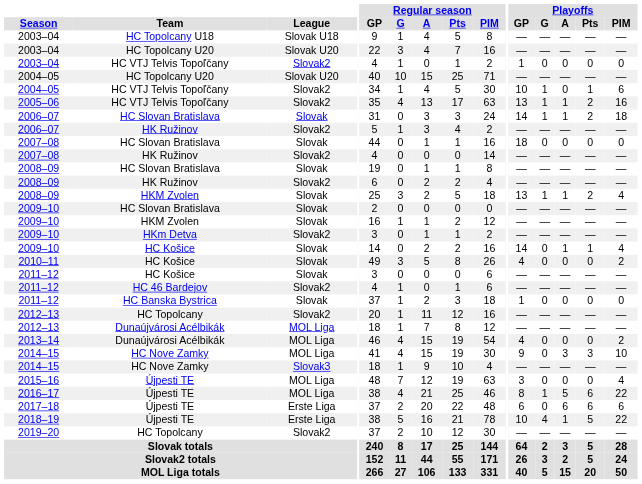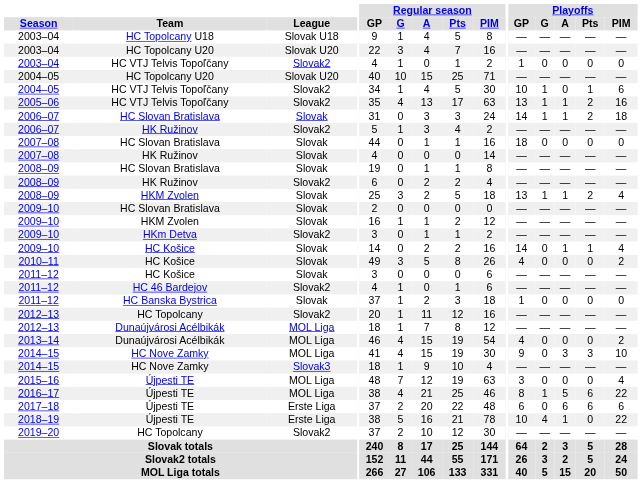(312, 155) Slovak2 -> (312, 155) Slovak
(590, 419) 5 -> (590, 419) 0
